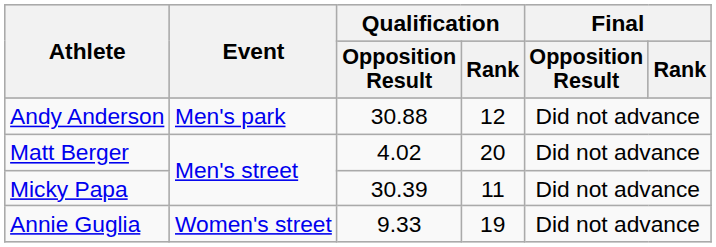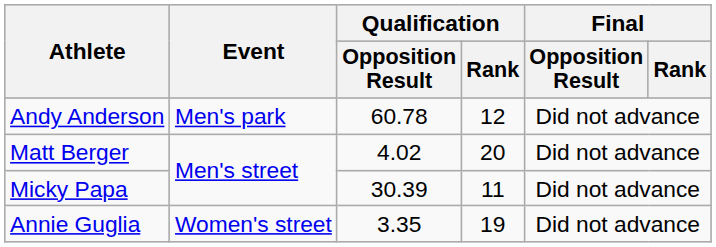(399, 117) 30.88 -> (399, 117) 60.78
(399, 225) 9.33 -> (399, 225) 3.35
